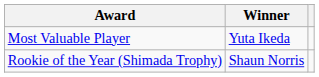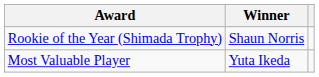rows swapped: (69, 38) <-> (115, 60)
